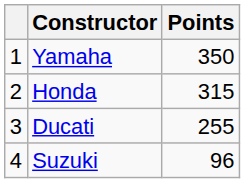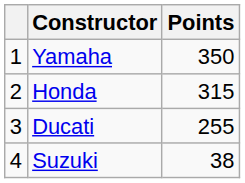(222, 161) 96 -> (222, 161) 38
